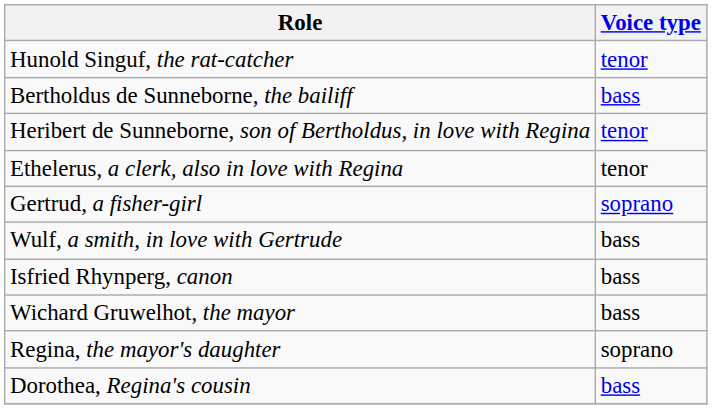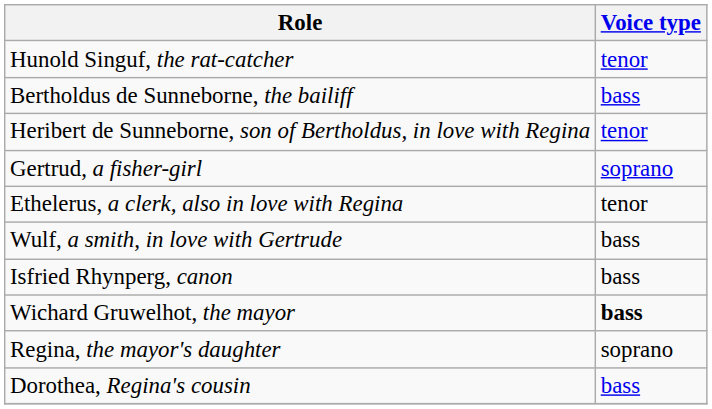rows swapped: (207, 167) <-> (106, 204)
(620, 312) normal -> (622, 312) bold
